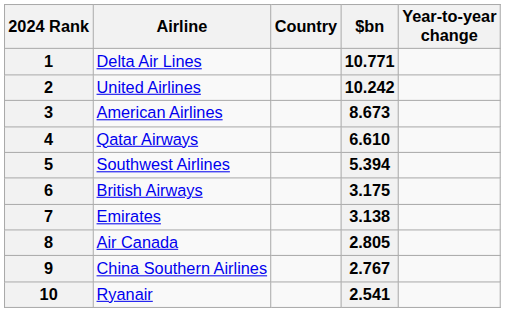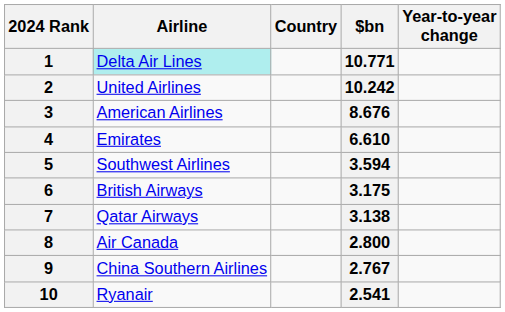(149, 61) no background -> (149, 61) paleturquoise background
(370, 113) 8.673 -> (370, 113) 8.676
(147, 139) Qatar Airways -> (129, 139) Emirates
(370, 165) 5.394 -> (370, 165) 3.594
(129, 216) Emirates -> (147, 216) Qatar Airways
(370, 242) 2.805 -> (370, 242) 2.800
